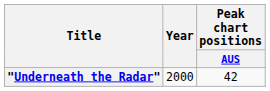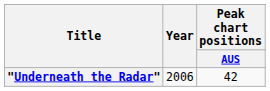(180, 77) 2000 -> (180, 77) 2006
